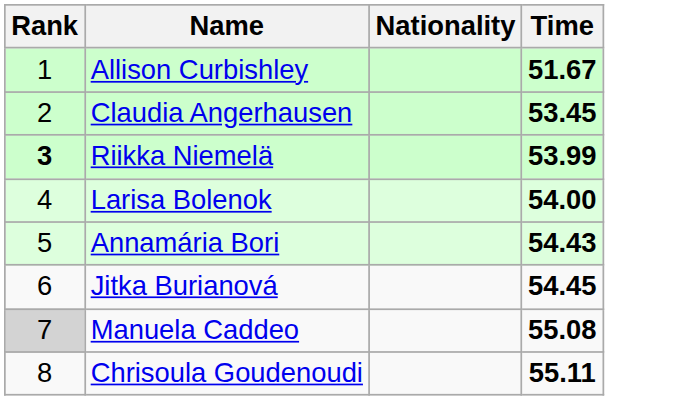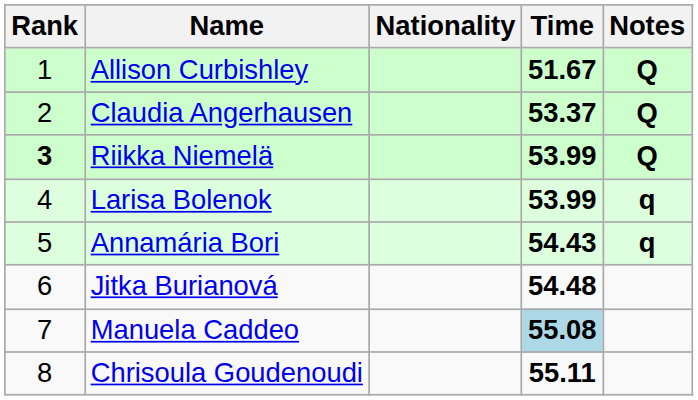+ column: (647, 26)
(562, 112) 53.45 -> (562, 112) 53.37
(562, 199) 54.00 -> (562, 199) 53.99
(562, 286) 54.45 -> (562, 286) 54.48
(45, 329) lightgrey background -> (45, 329) no background
(562, 329) no background -> (562, 329) lightblue background
